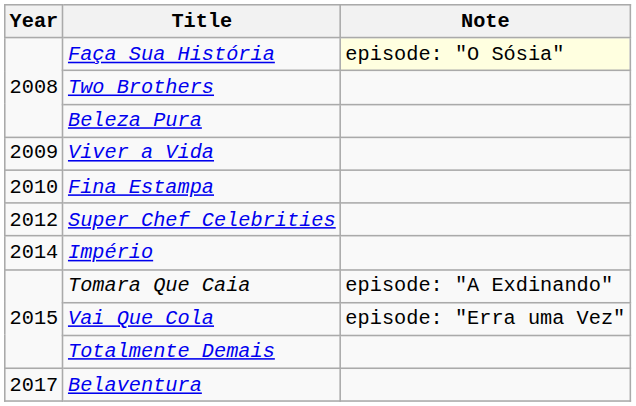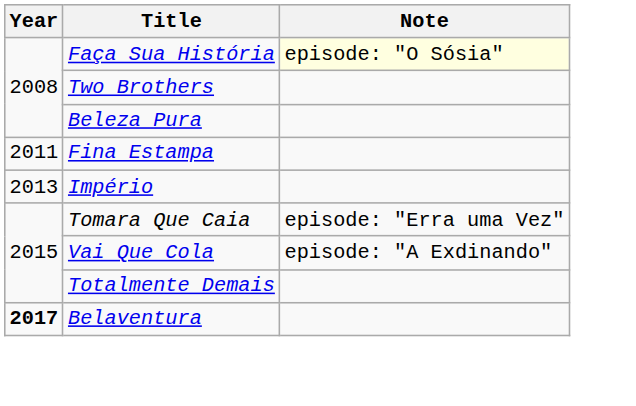- row: (141, 154)
(34, 187) 2010 -> (34, 154) 2011
- row: (202, 220)
(34, 253) 2014 -> (34, 187) 2013
(479, 286) episode: "A Exdinando" -> (424, 220) episode: "Erra uma Vez"
(485, 319) episode: "Erra uma Vez" -> (418, 253) episode: "A Exdinando"
(34, 385) normal -> (34, 319) bold
